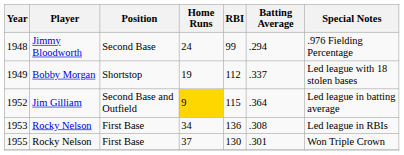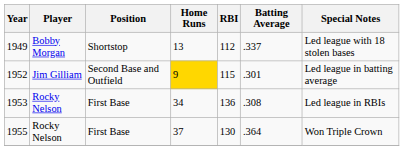- row: (17, 46)
(186, 74) 19 -> (178, 46) 13
(258, 103) .364 -> (252, 74) .301
(258, 142) .301 -> (252, 131) .364
